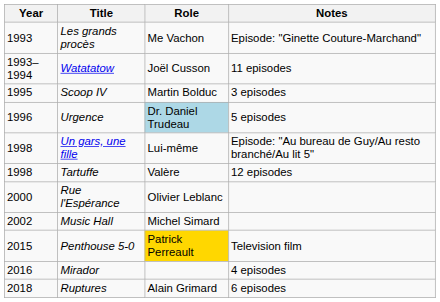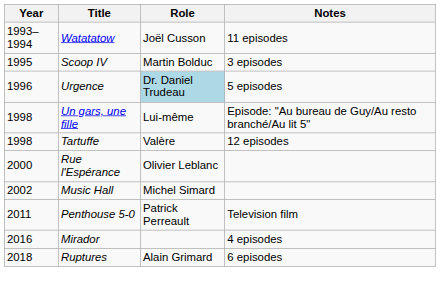- row: (89, 37)
(20, 245) 2015 -> (19, 215) 2011
(171, 245) gold background -> (166, 215) no background
